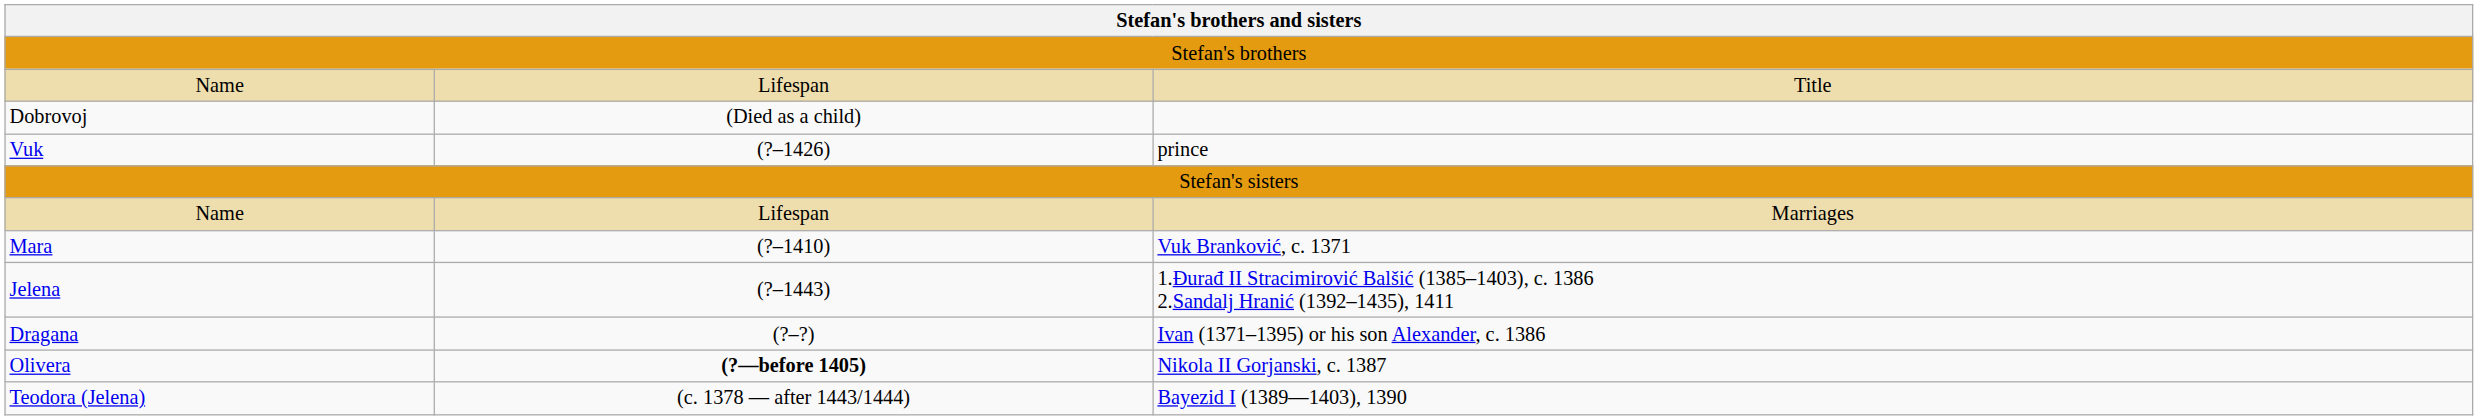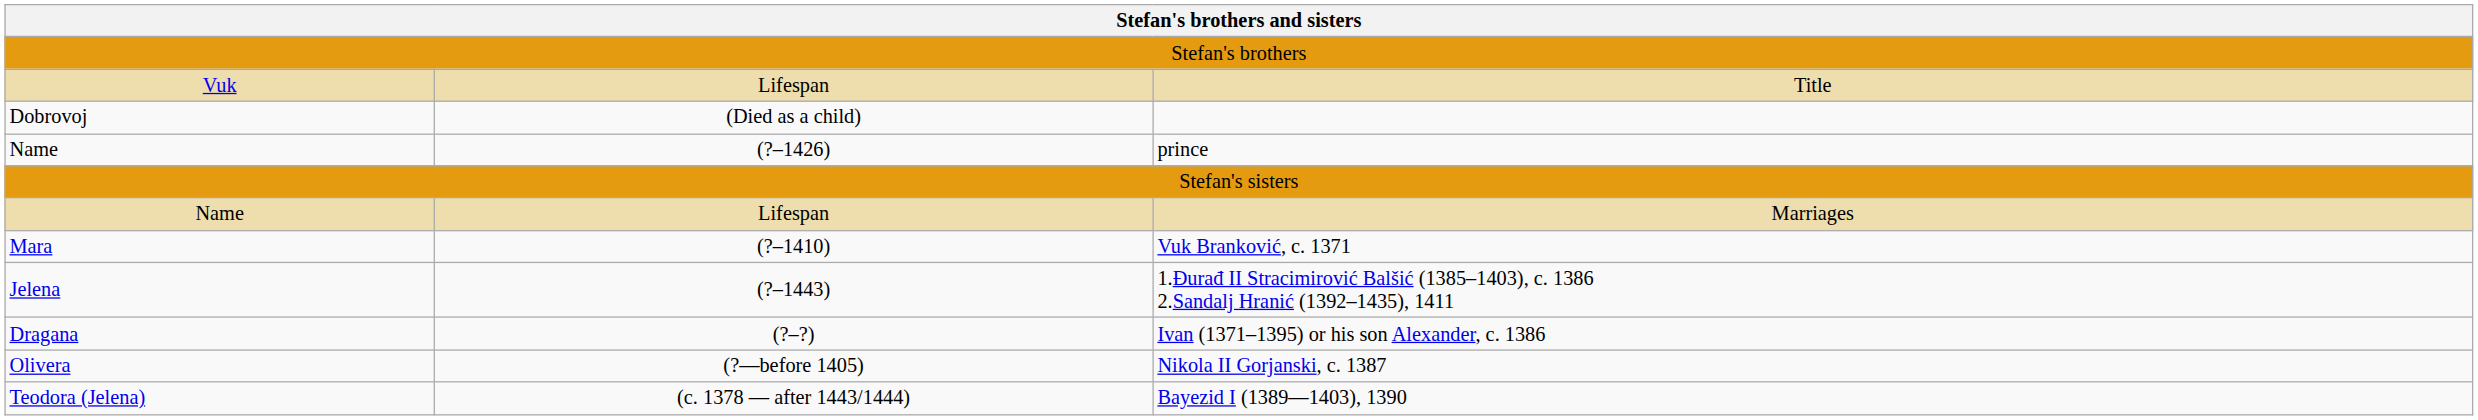(220, 85) Name -> (220, 85) Vuk
(26, 149) Vuk -> (34, 149) Name
(794, 365) bold -> (794, 365) normal
